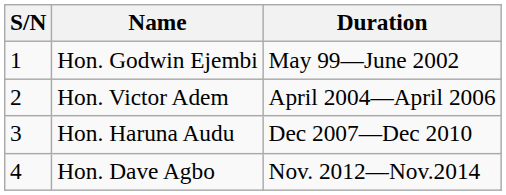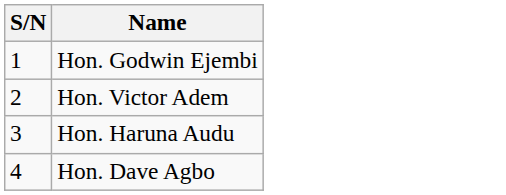- column: (382, 23)
